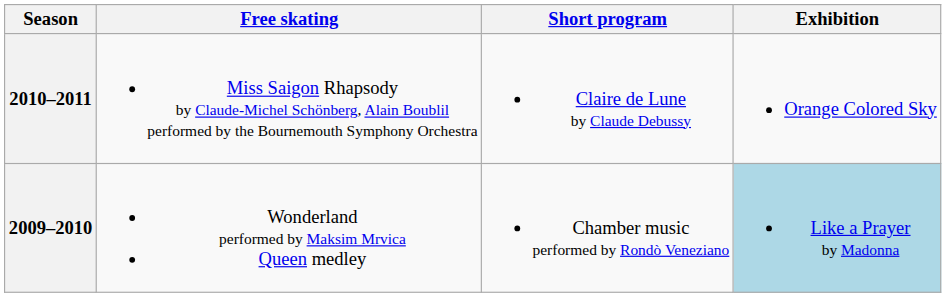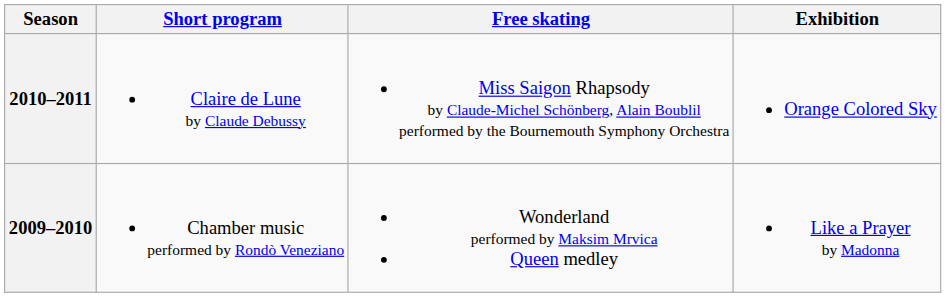columns swapped: (608, 19) <-> (289, 19)
(837, 238) lightblue background -> (837, 238) no background
